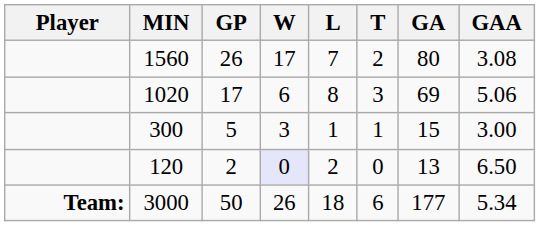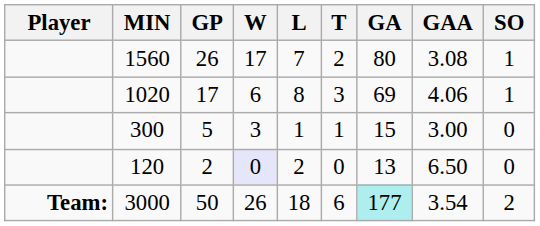+ column: (509, 22)
(497, 94) 5.06 -> (448, 94) 4.06
(428, 202) no background -> (384, 202) paleturquoise background
(497, 202) 5.34 -> (448, 202) 3.54
